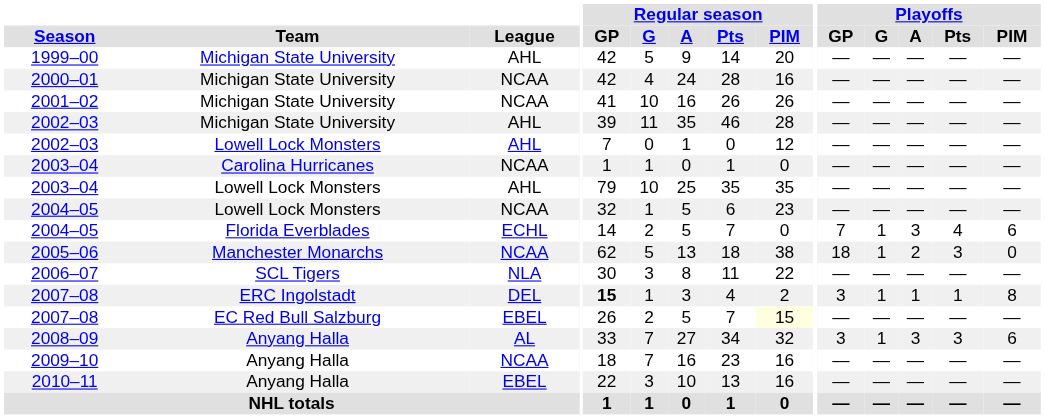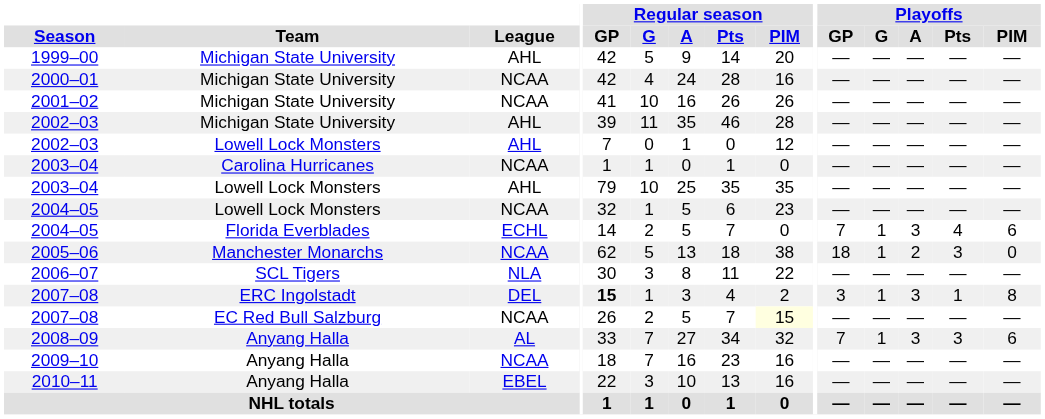(915, 295) 1 -> (915, 295) 3
(525, 317) EBEL -> (525, 317) NCAA
(841, 338) 3 -> (841, 338) 7
